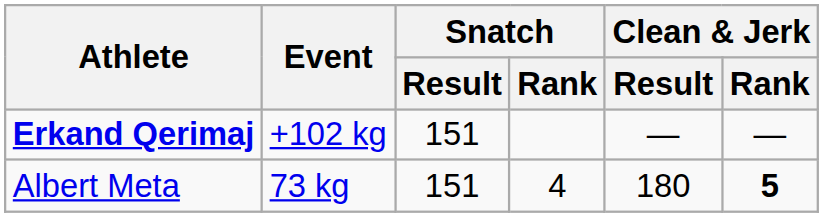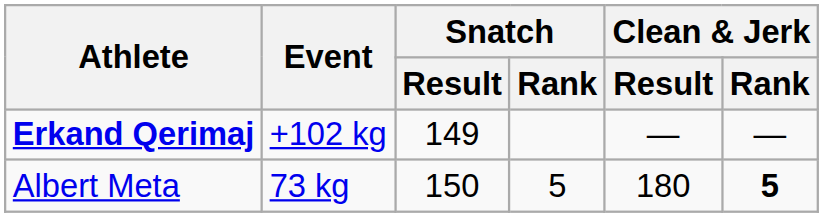(452, 135) 151 -> (452, 135) 149
(452, 186) 151 -> (452, 186) 150
(557, 186) 4 -> (557, 186) 5
